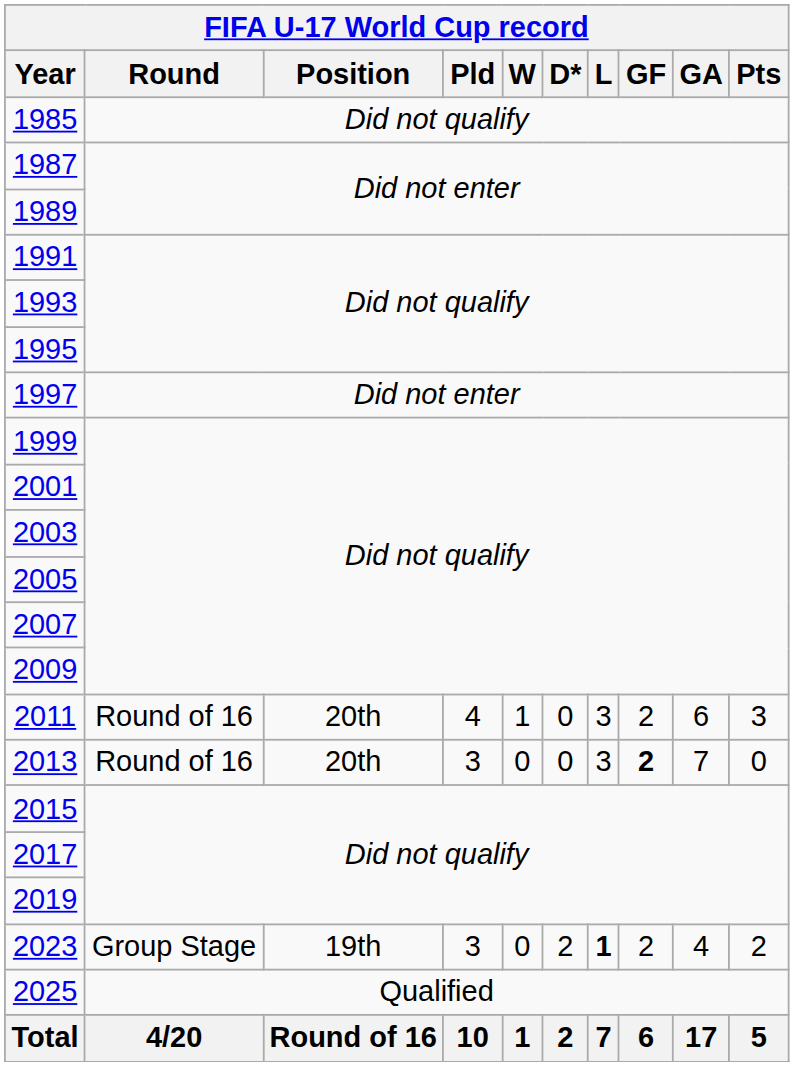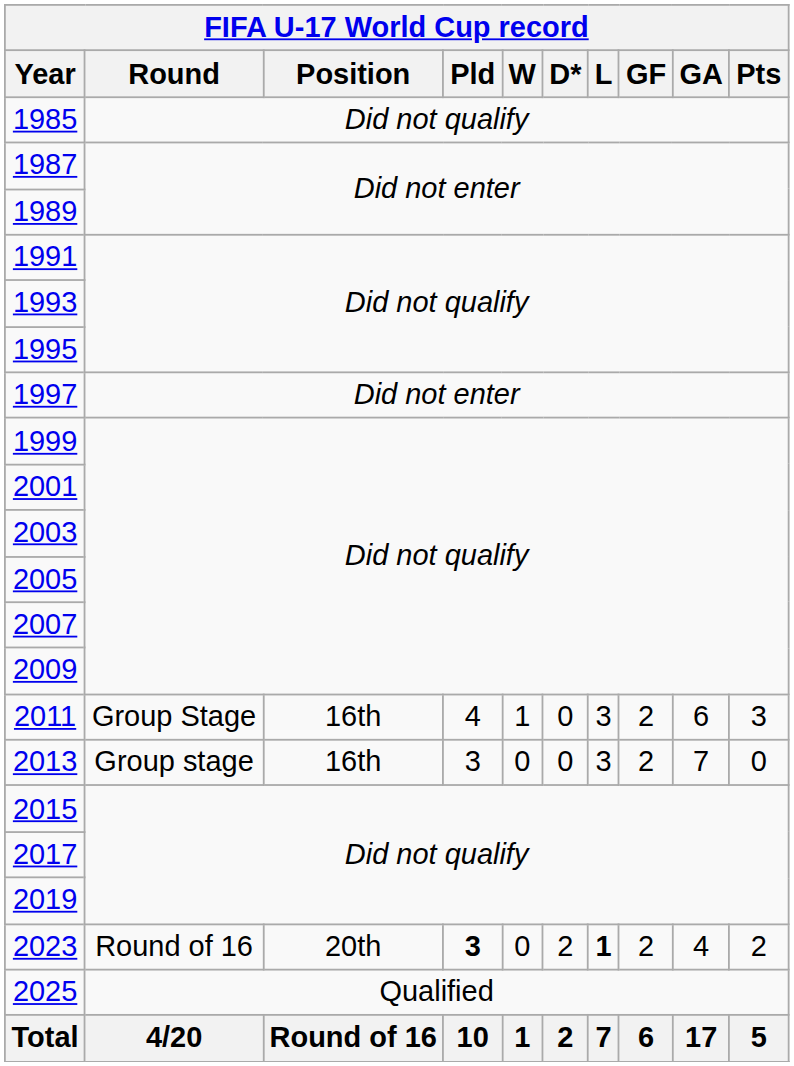(174, 716) Round of 16 -> (174, 716) Group Stage
(353, 716) 20th -> (353, 716) 16th
(174, 762) Round of 16 -> (174, 762) Group stage
(353, 762) 20th -> (353, 762) 16th
(646, 762) bold -> (646, 762) normal
(174, 946) Group Stage -> (174, 946) Round of 16
(353, 946) 19th -> (353, 946) 20th
(473, 946) normal -> (473, 946) bold
